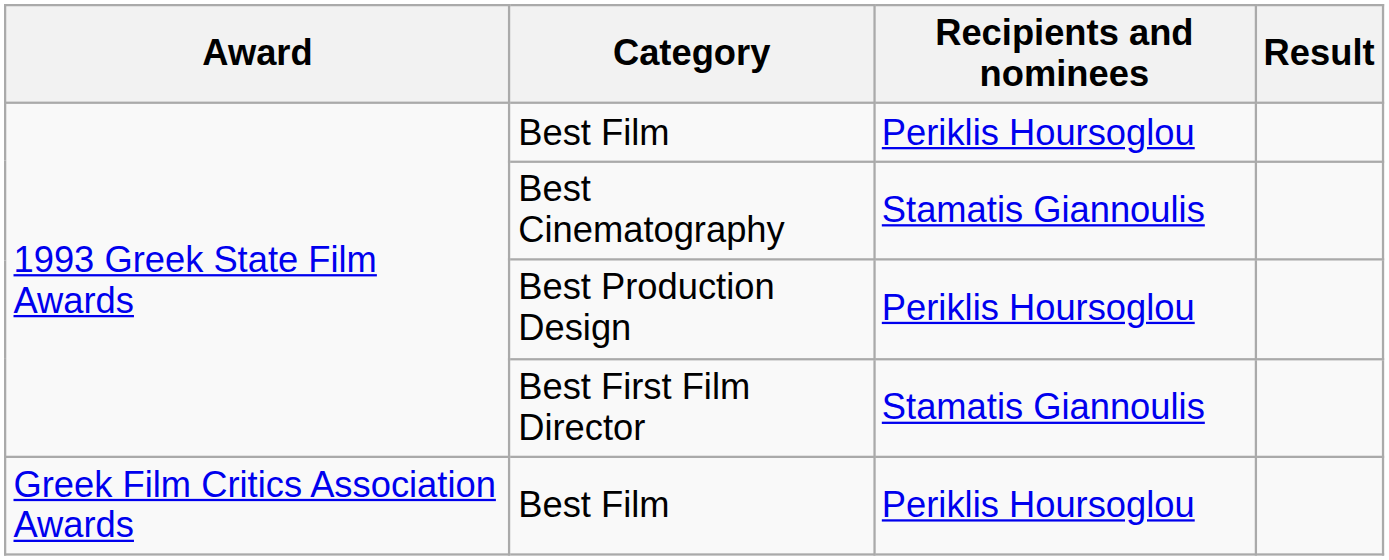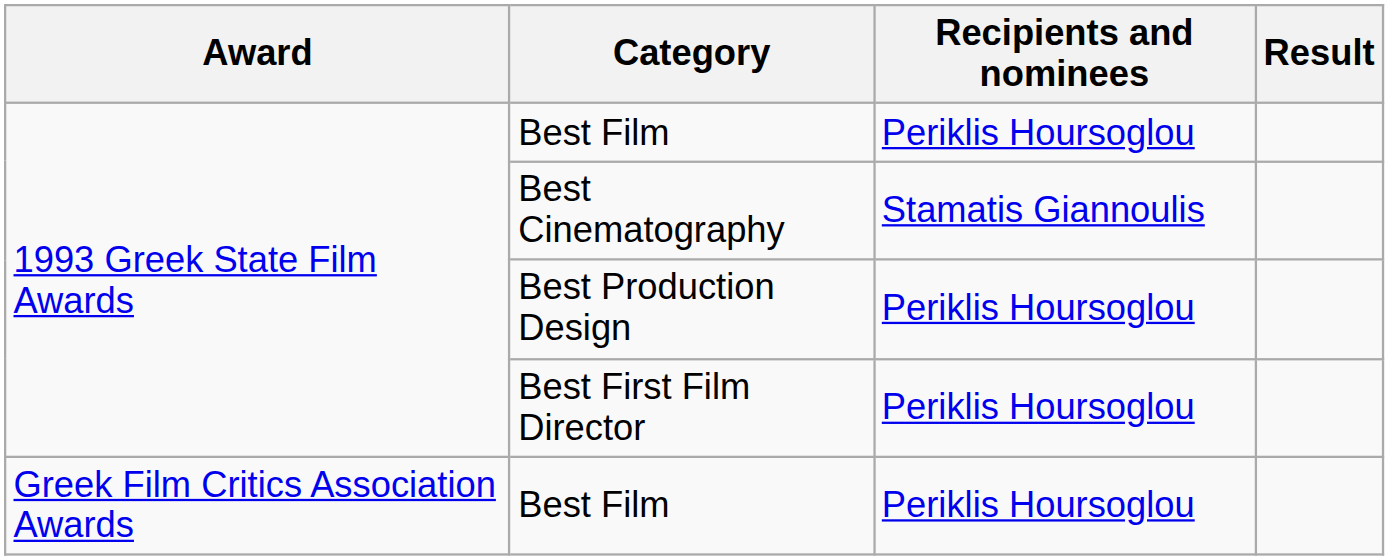(1043, 406) Stamatis Giannoulis -> (1038, 406) Periklis Hoursoglou
